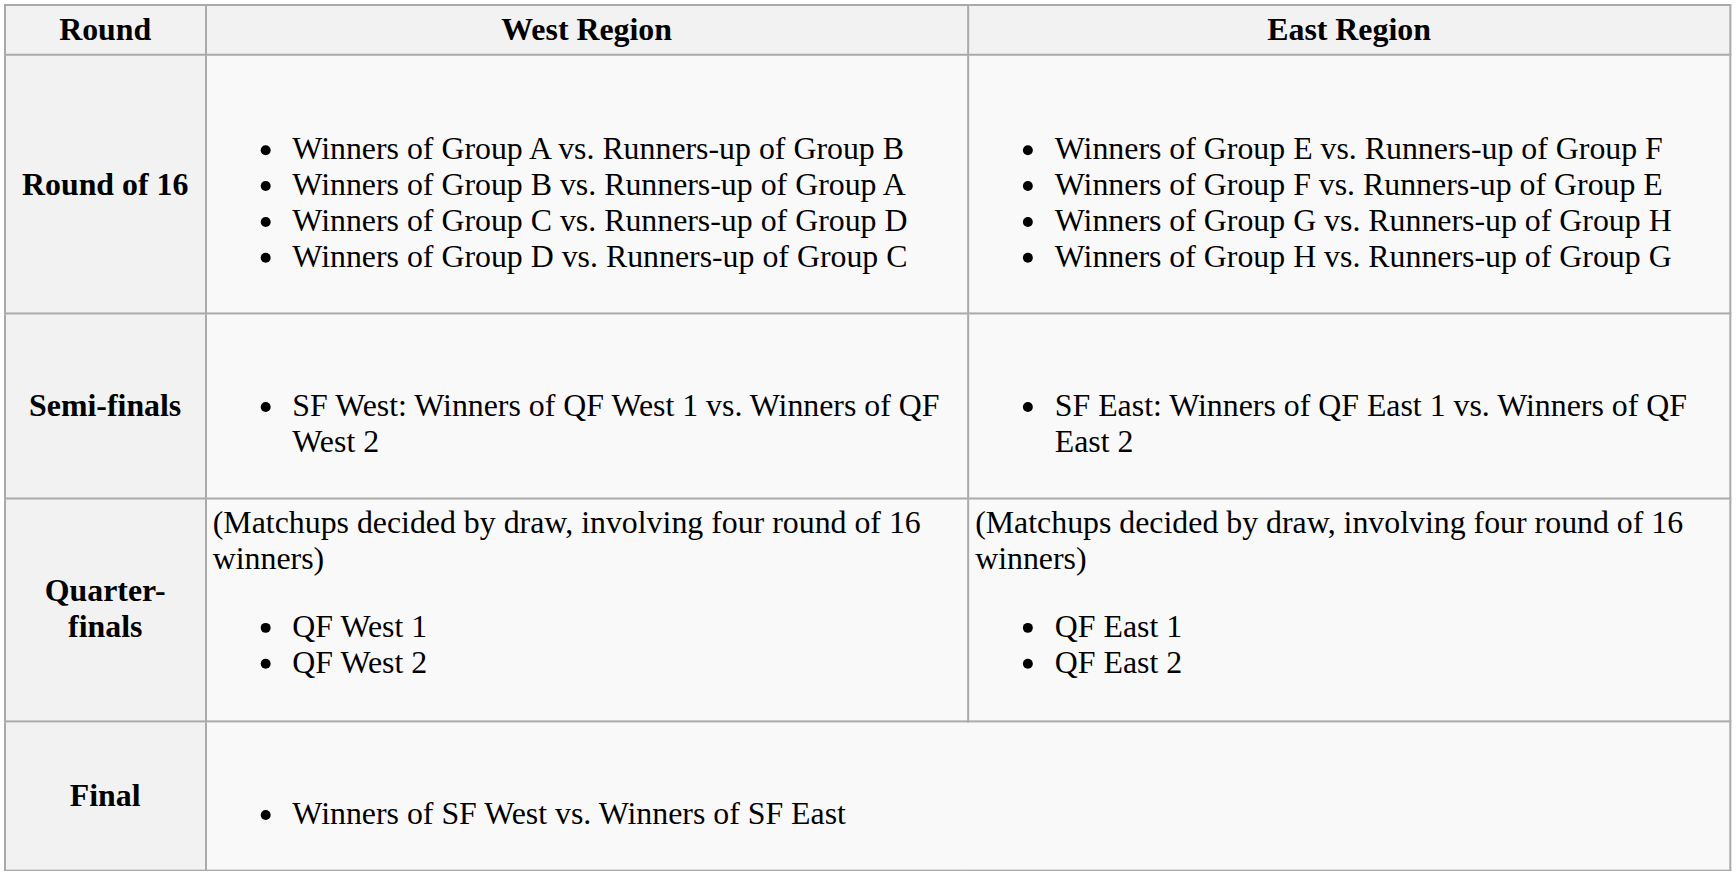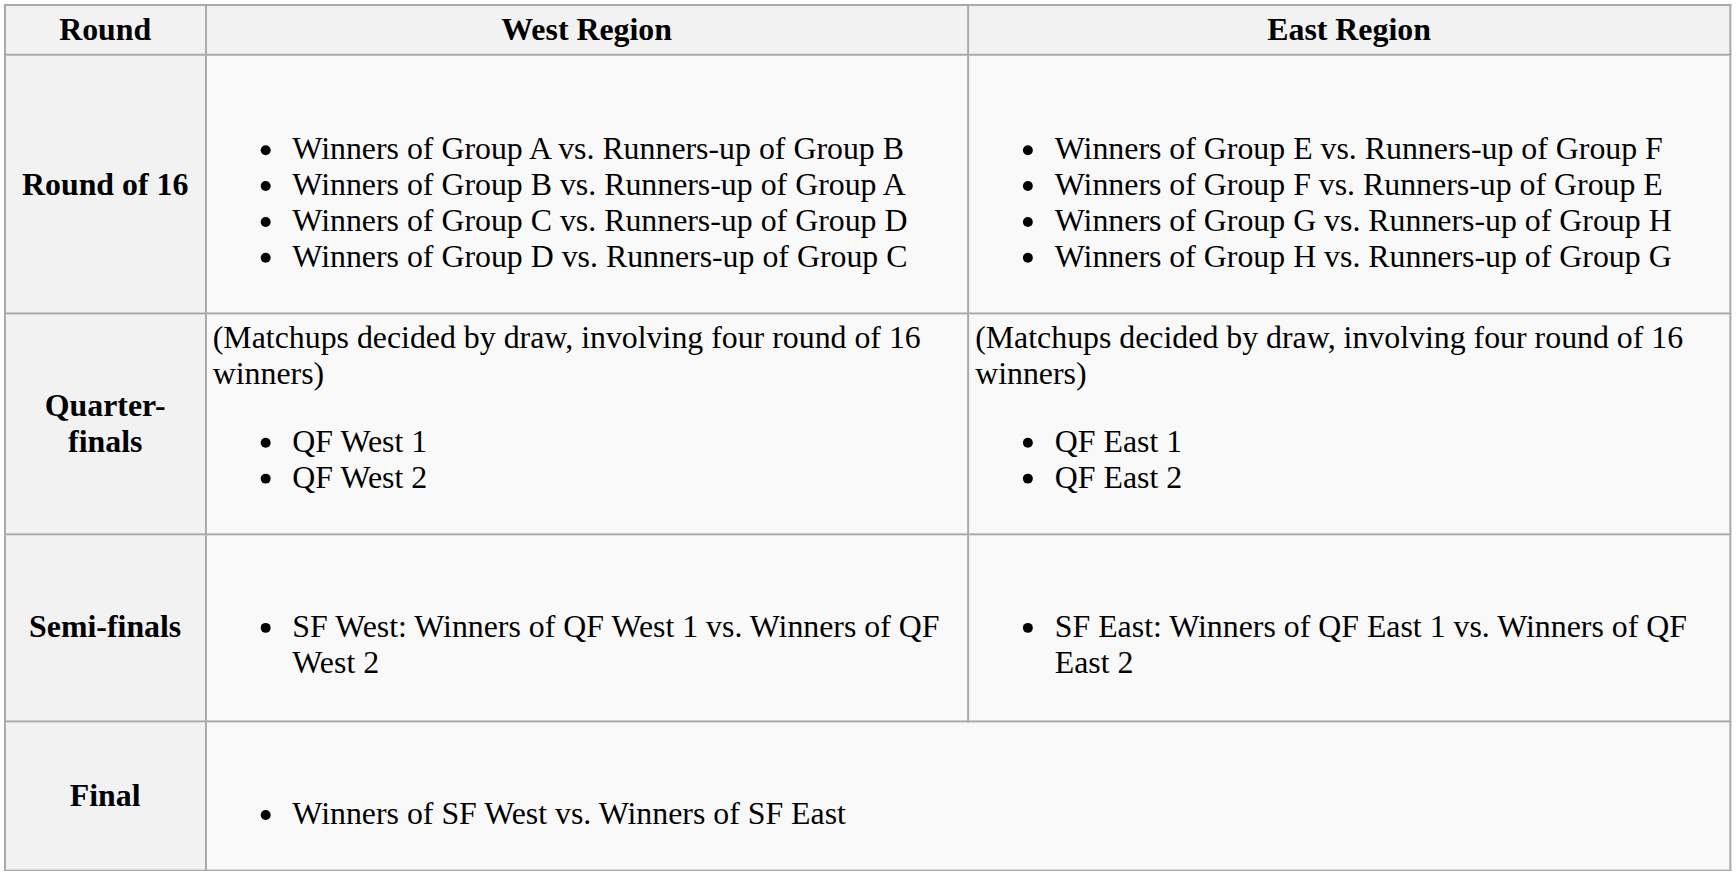rows swapped: (105, 609) <-> (105, 405)
